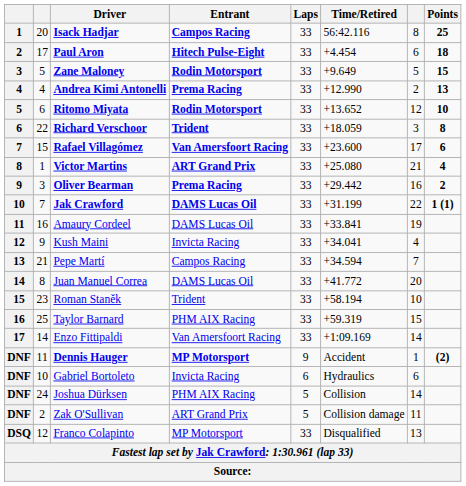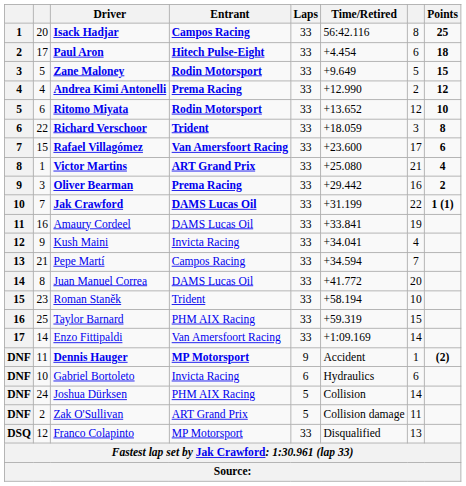(443, 89) 13 -> (443, 89) 12
